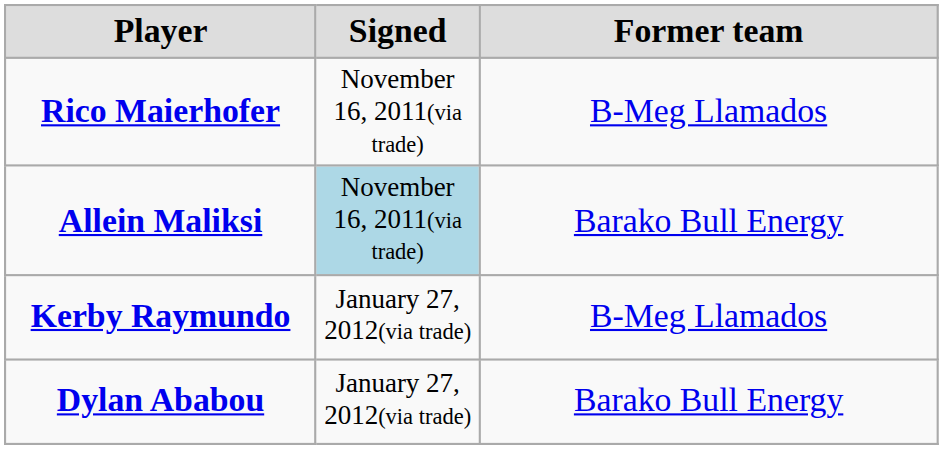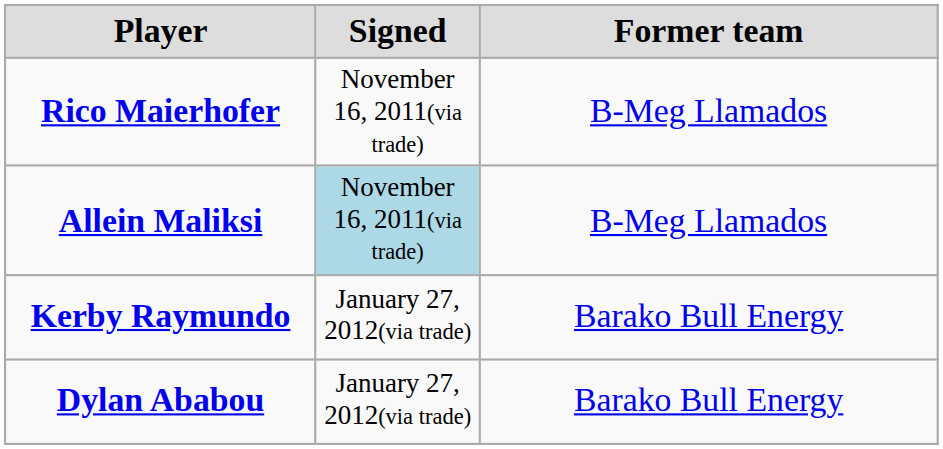(709, 219) Barako Bull Energy -> (709, 219) B-Meg Llamados
(709, 315) B-Meg Llamados -> (709, 315) Barako Bull Energy
